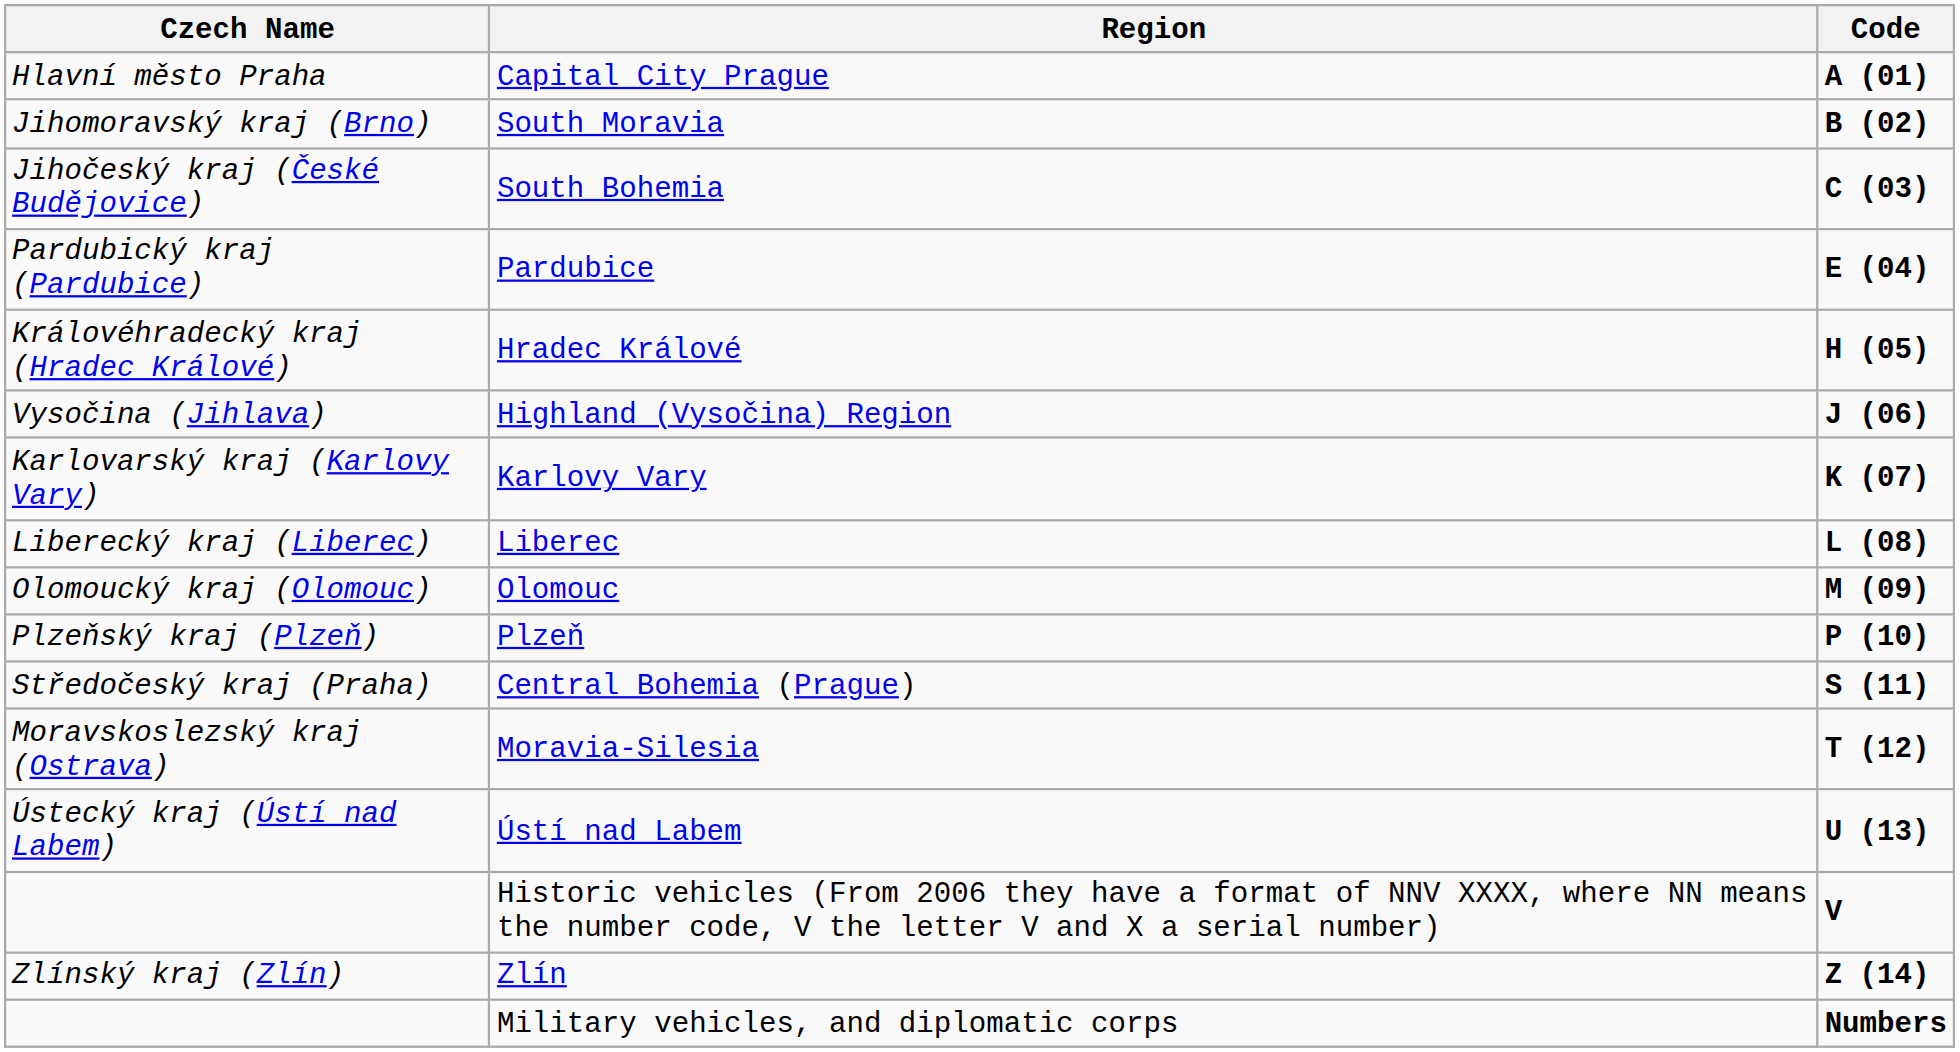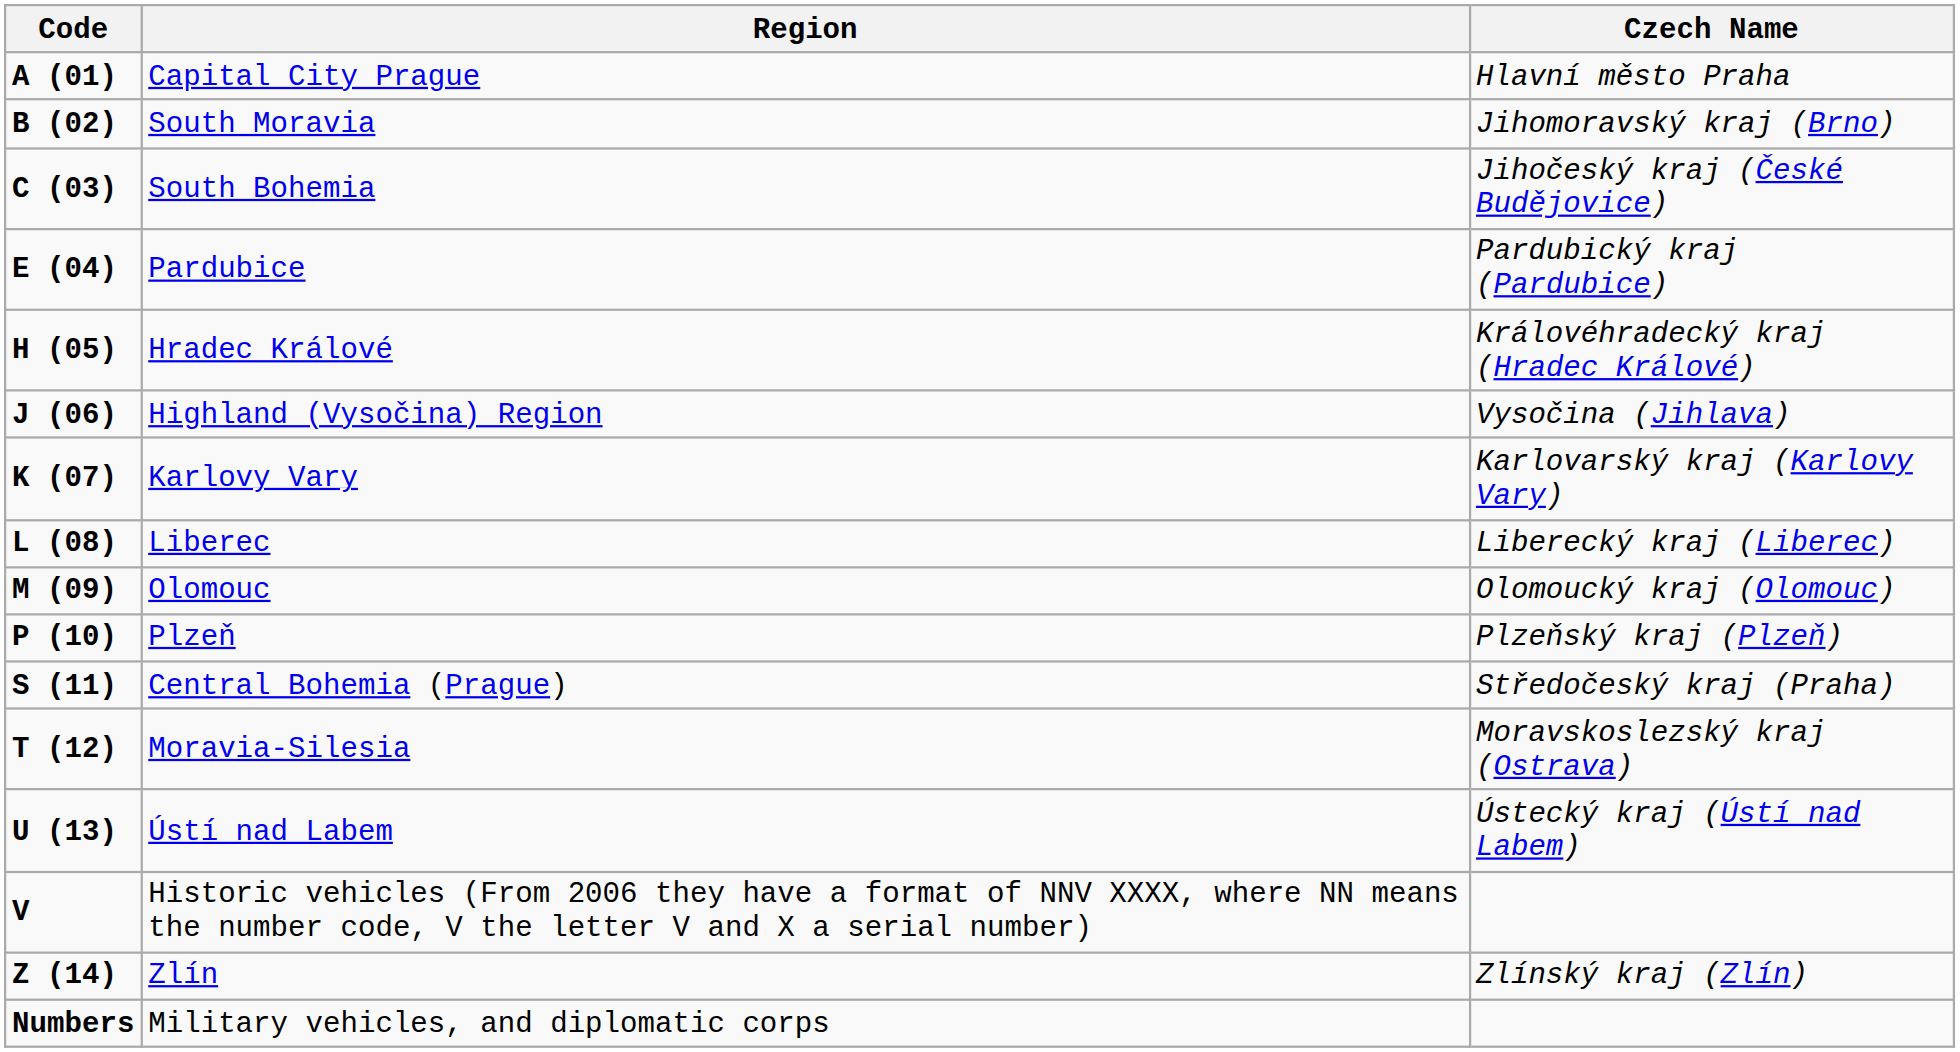columns swapped: (1886, 29) <-> (248, 29)
